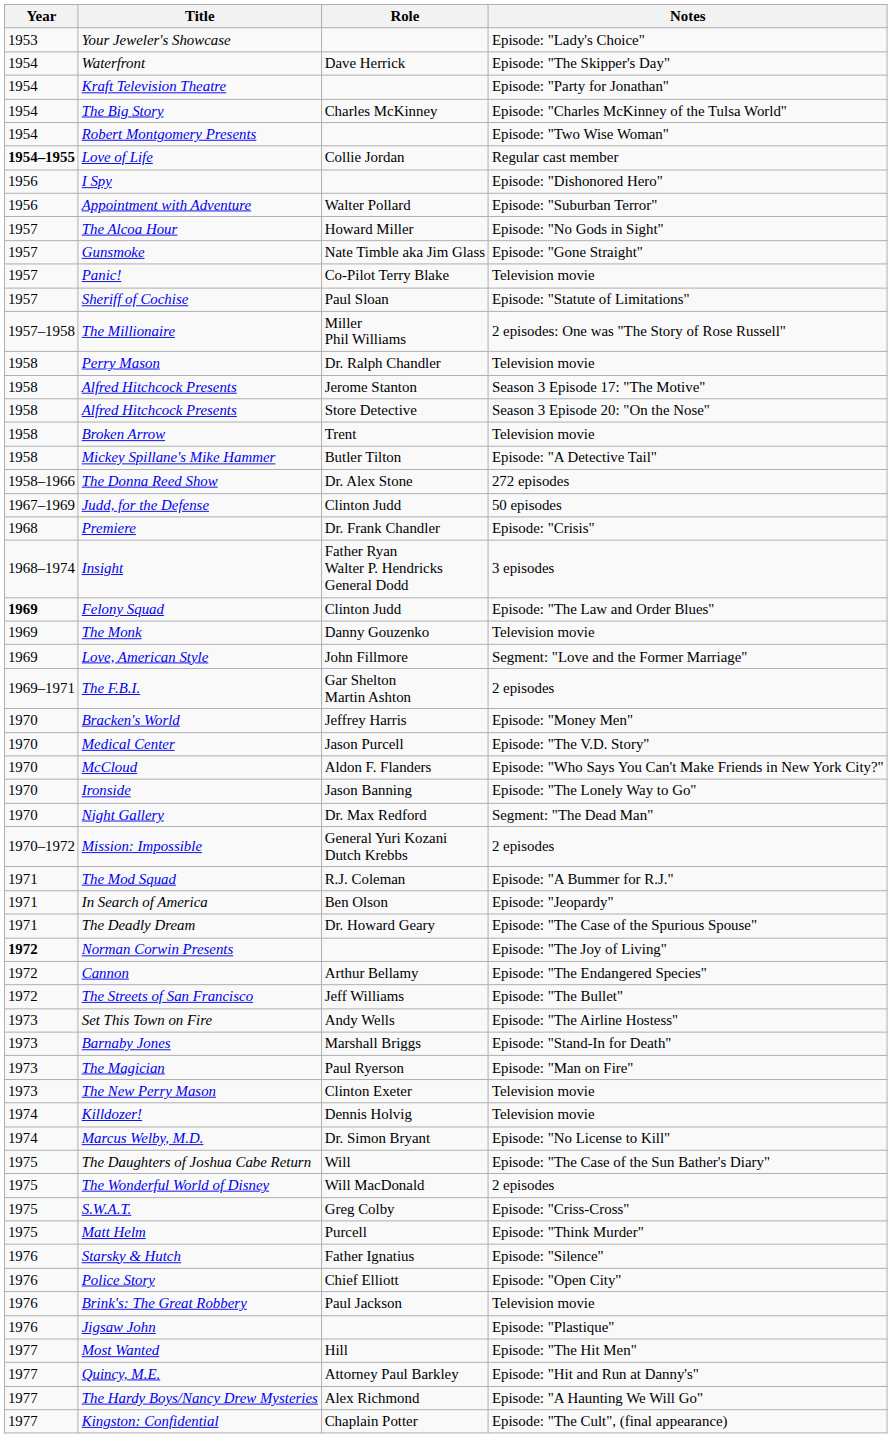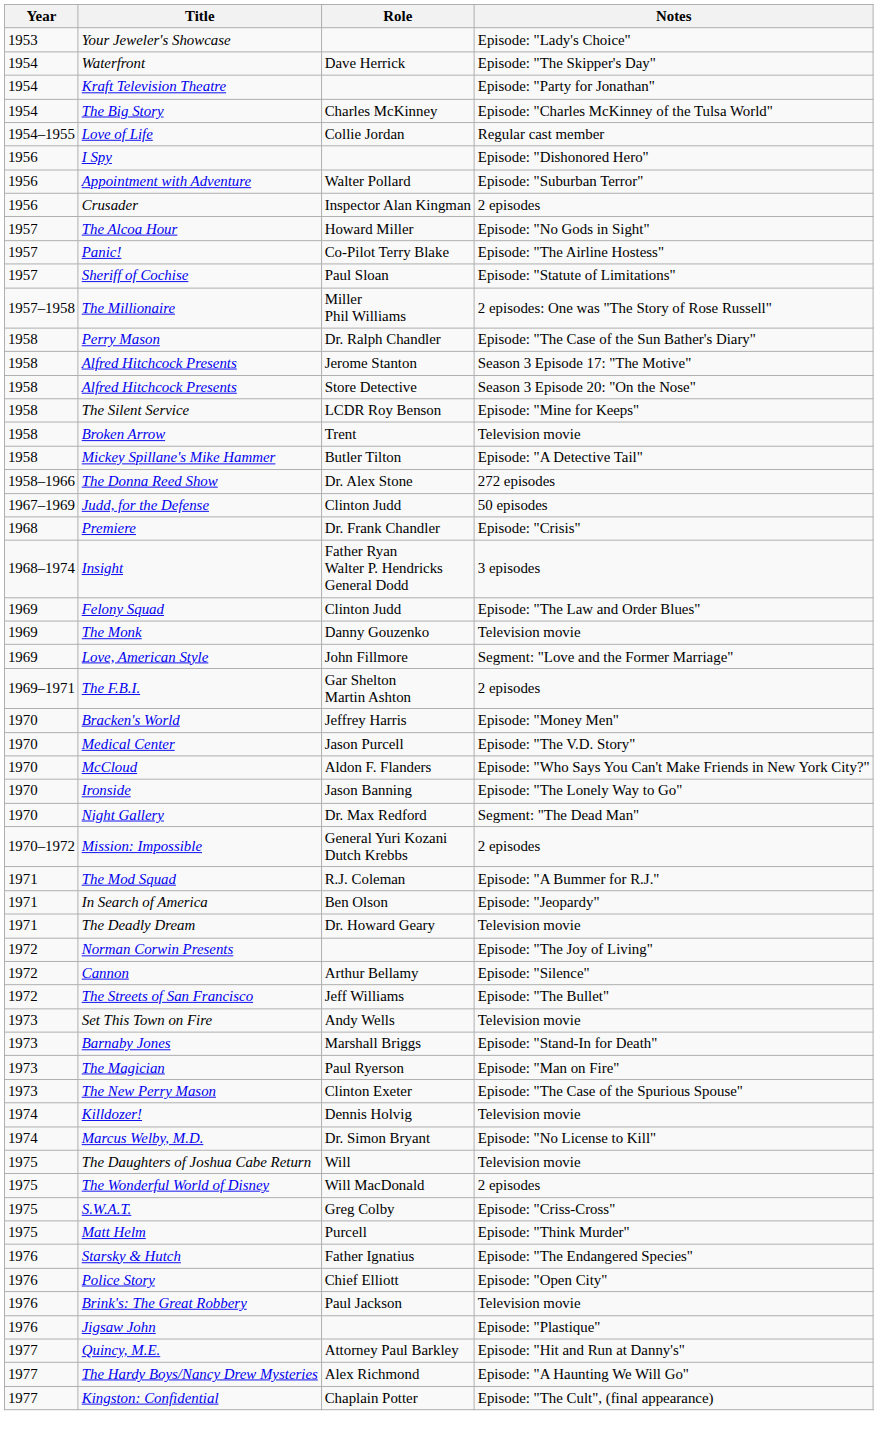- row: (169, 134)
(41, 157) bold -> (41, 134) normal
+ row: (110, 205)
- row: (113, 252)
(543, 275) Television movie -> (571, 252) Episode: "The Airline Hostess"
(543, 363) Television movie -> (617, 339) Episode: "The Case of the Sun Bather's Diary"
+ row: (135, 410)
(23, 609) bold -> (23, 609) normal
(624, 925) Episode: "The Case of the Spurious Spouse" -> (529, 925) Television movie
(23, 949) bold -> (23, 949) normal
(599, 973) Episode: "The Endangered Species" -> (534, 973) Episode: "Silence"
(585, 1020) Episode: "The Airline Hostess" -> (529, 1020) Television movie
(543, 1091) Television movie -> (610, 1091) Episode: "The Case of the Spurious Spouse"
(631, 1161) Episode: "The Case of the Sun Bather's Diary" -> (529, 1161) Television movie
(548, 1256) Episode: "Silence" -> (585, 1256) Episode: "The Endangered Species"
- row: (120, 1350)
